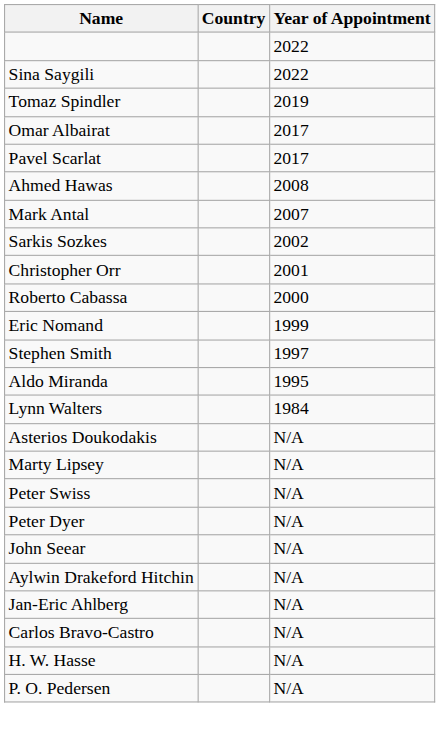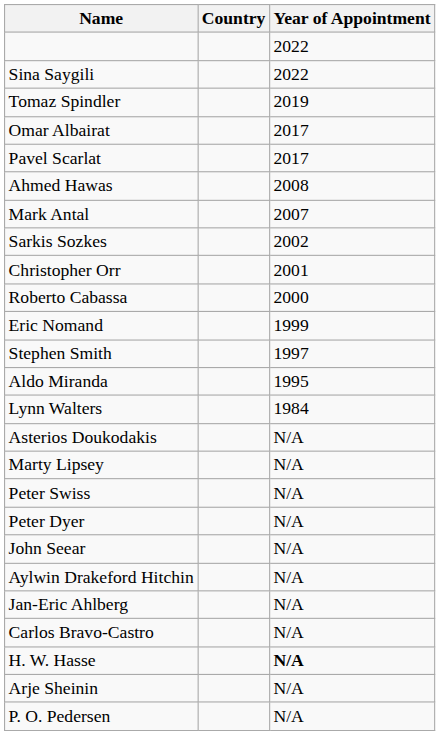(289, 660) normal -> (289, 660) bold
+ row: (53, 688)
